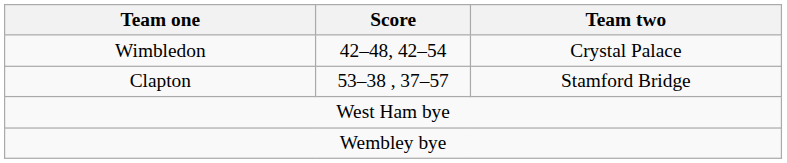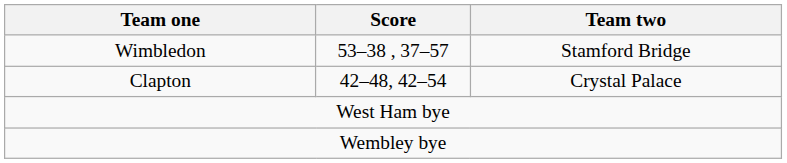(393, 50) 42–48, 42–54 -> (393, 50) 53–38 , 37–57
(626, 50) Crystal Palace -> (626, 50) Stamford Bridge
(393, 81) 53–38 , 37–57 -> (393, 81) 42–48, 42–54
(626, 81) Stamford Bridge -> (626, 81) Crystal Palace
